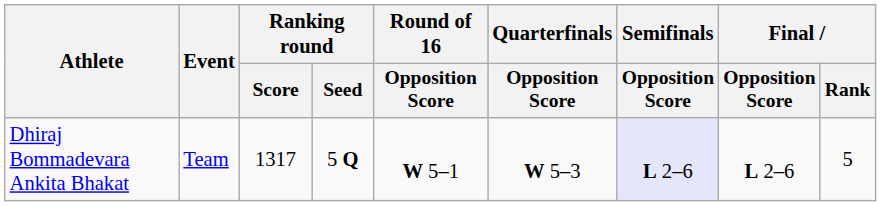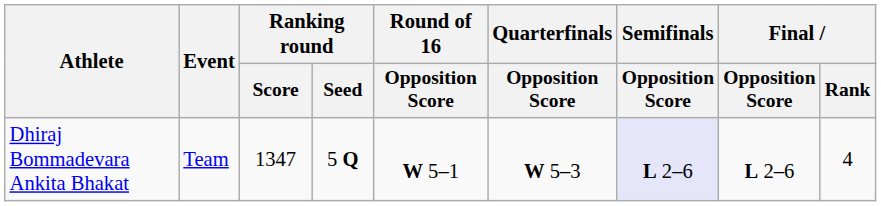(276, 159) 1317 -> (276, 159) 1347
(848, 159) 5 -> (848, 159) 4
